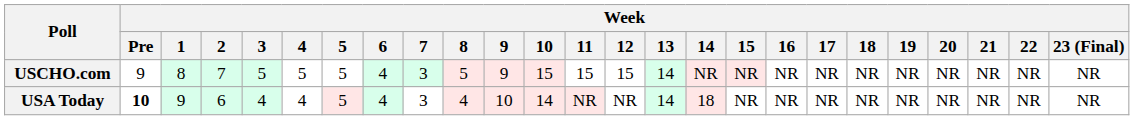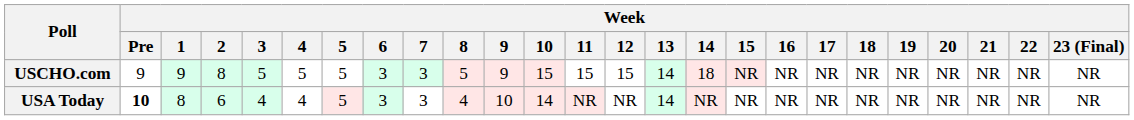(181, 73) 8 -> (181, 73) 9
(221, 73) 7 -> (221, 73) 8
(383, 73) 4 -> (383, 73) 3
(706, 73) NR -> (706, 73) 18
(181, 100) 9 -> (181, 100) 8
(383, 100) 4 -> (383, 100) 3
(706, 100) 18 -> (706, 100) NR
